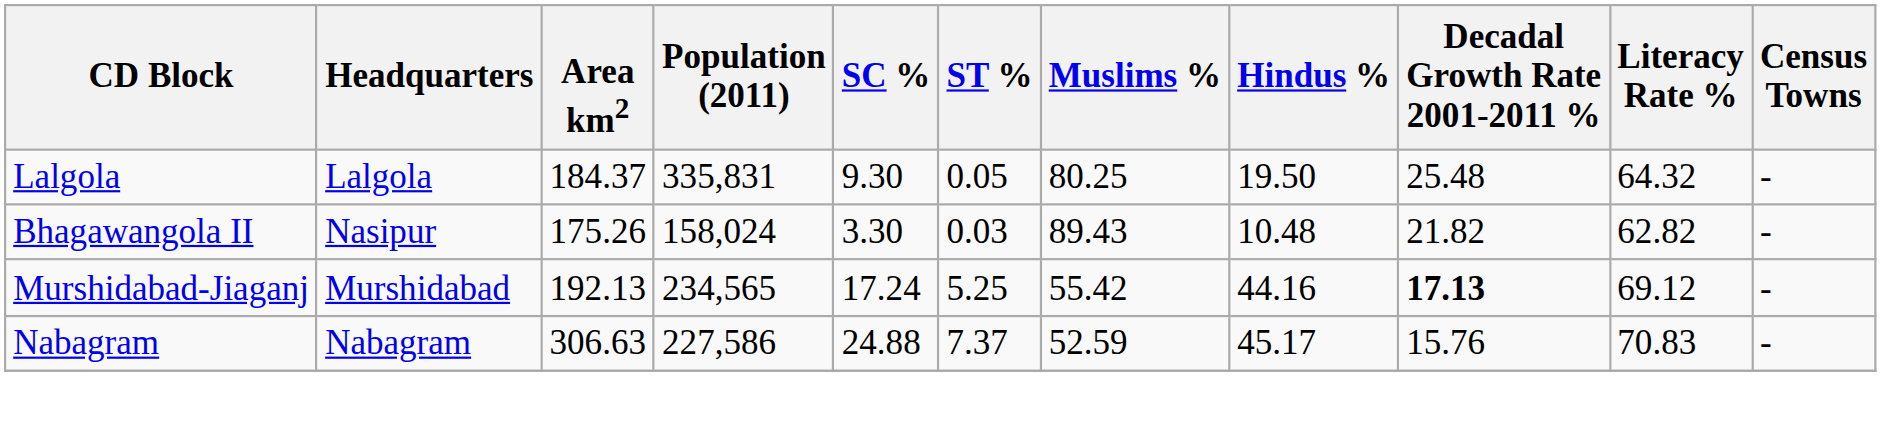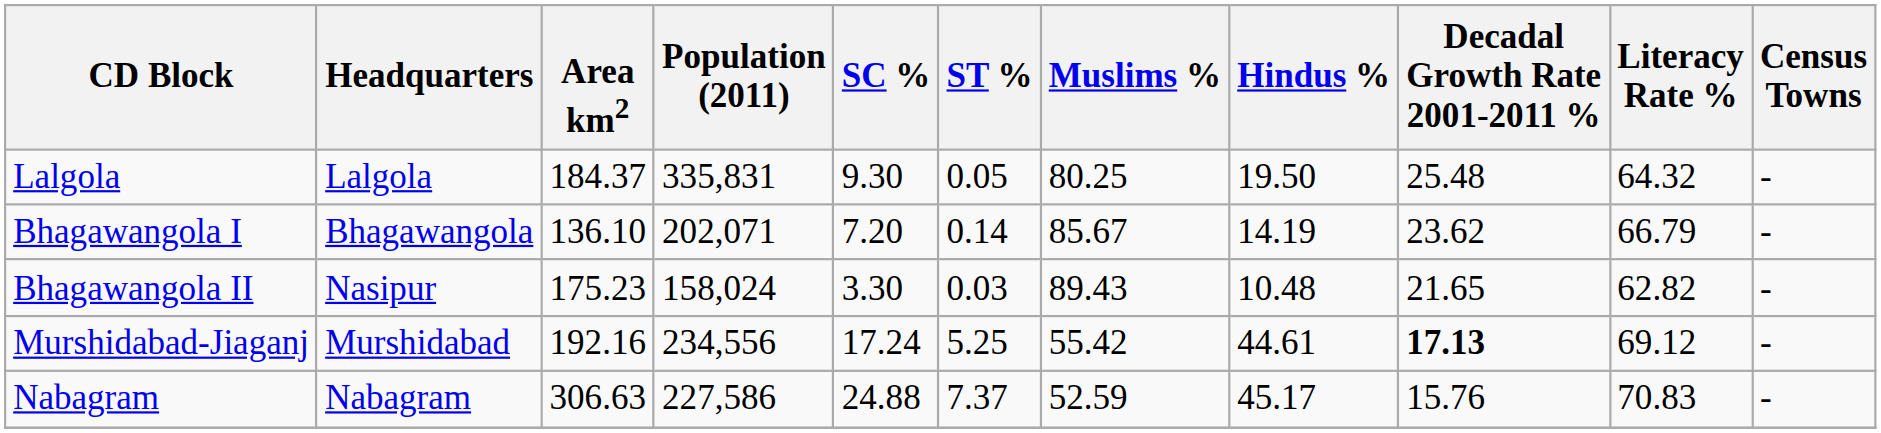+ row: (127, 231)
(598, 231) 175.26 -> (598, 287) 175.23
(1446, 231) 21.82 -> (1446, 287) 21.65
(598, 287) 192.13 -> (598, 342) 192.16
(719, 287) 234,565 -> (719, 342) 234,556
(1277, 287) 44.16 -> (1277, 342) 44.61
